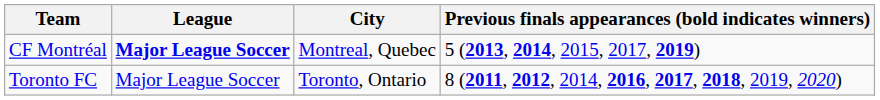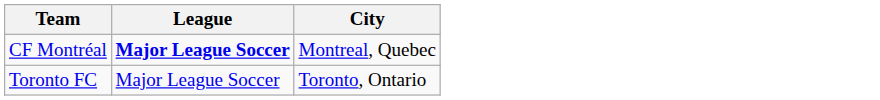- column: (657, 19)
